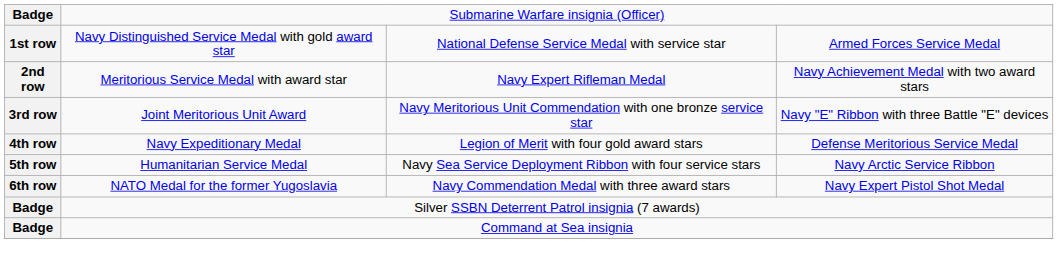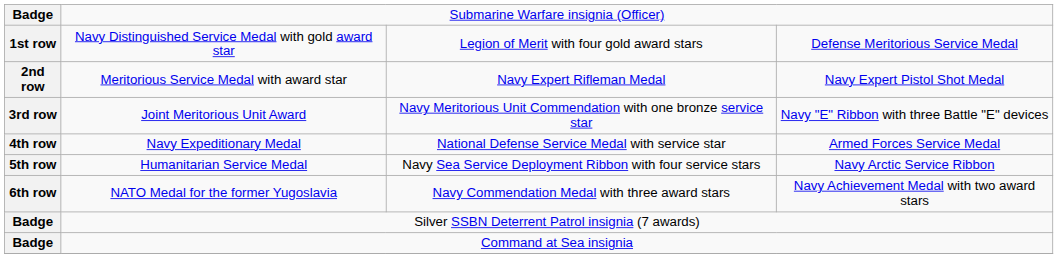(581, 43) National Defense Service Medal with service star -> (581, 43) Legion of Merit with four gold award stars
(915, 43) Armed Forces Service Medal -> (915, 43) Defense Meritorious Service Medal
(915, 79) Navy Achievement Medal with two award stars -> (915, 79) Navy Expert Pistol Shot Medal
(581, 144) Legion of Merit with four gold award stars -> (581, 144) National Defense Service Medal with service star
(915, 144) Defense Meritorious Service Medal -> (915, 144) Armed Forces Service Medal
(915, 186) Navy Expert Pistol Shot Medal -> (915, 193) Navy Achievement Medal with two award stars
